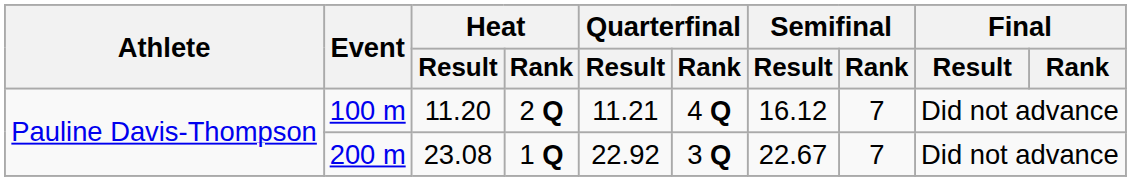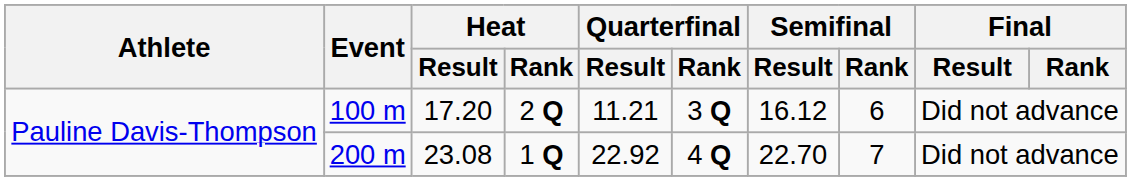(458, 111) 11.20 -> (458, 111) 17.20
(709, 111) 4 Q -> (709, 111) 3 Q
(877, 111) 7 -> (877, 111) 6
(709, 154) 3 Q -> (709, 154) 4 Q
(793, 154) 22.67 -> (793, 154) 22.70
